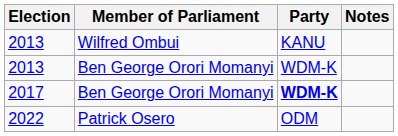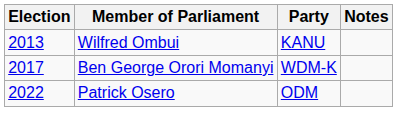- row: (26, 67)
(309, 93) bold -> (309, 67) normal
